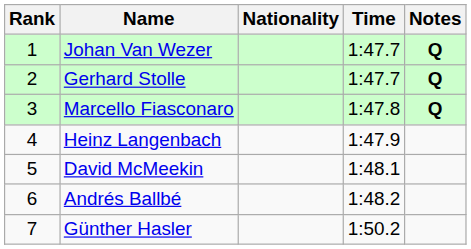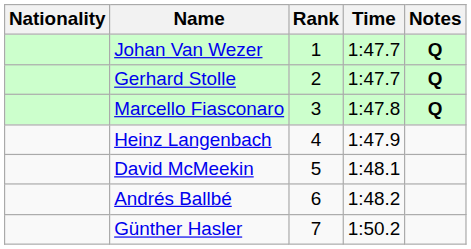columns swapped: (32, 19) <-> (291, 19)
